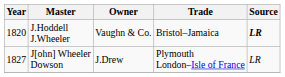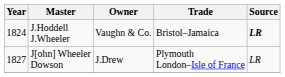(16, 33) 1820 -> (16, 33) 1824
